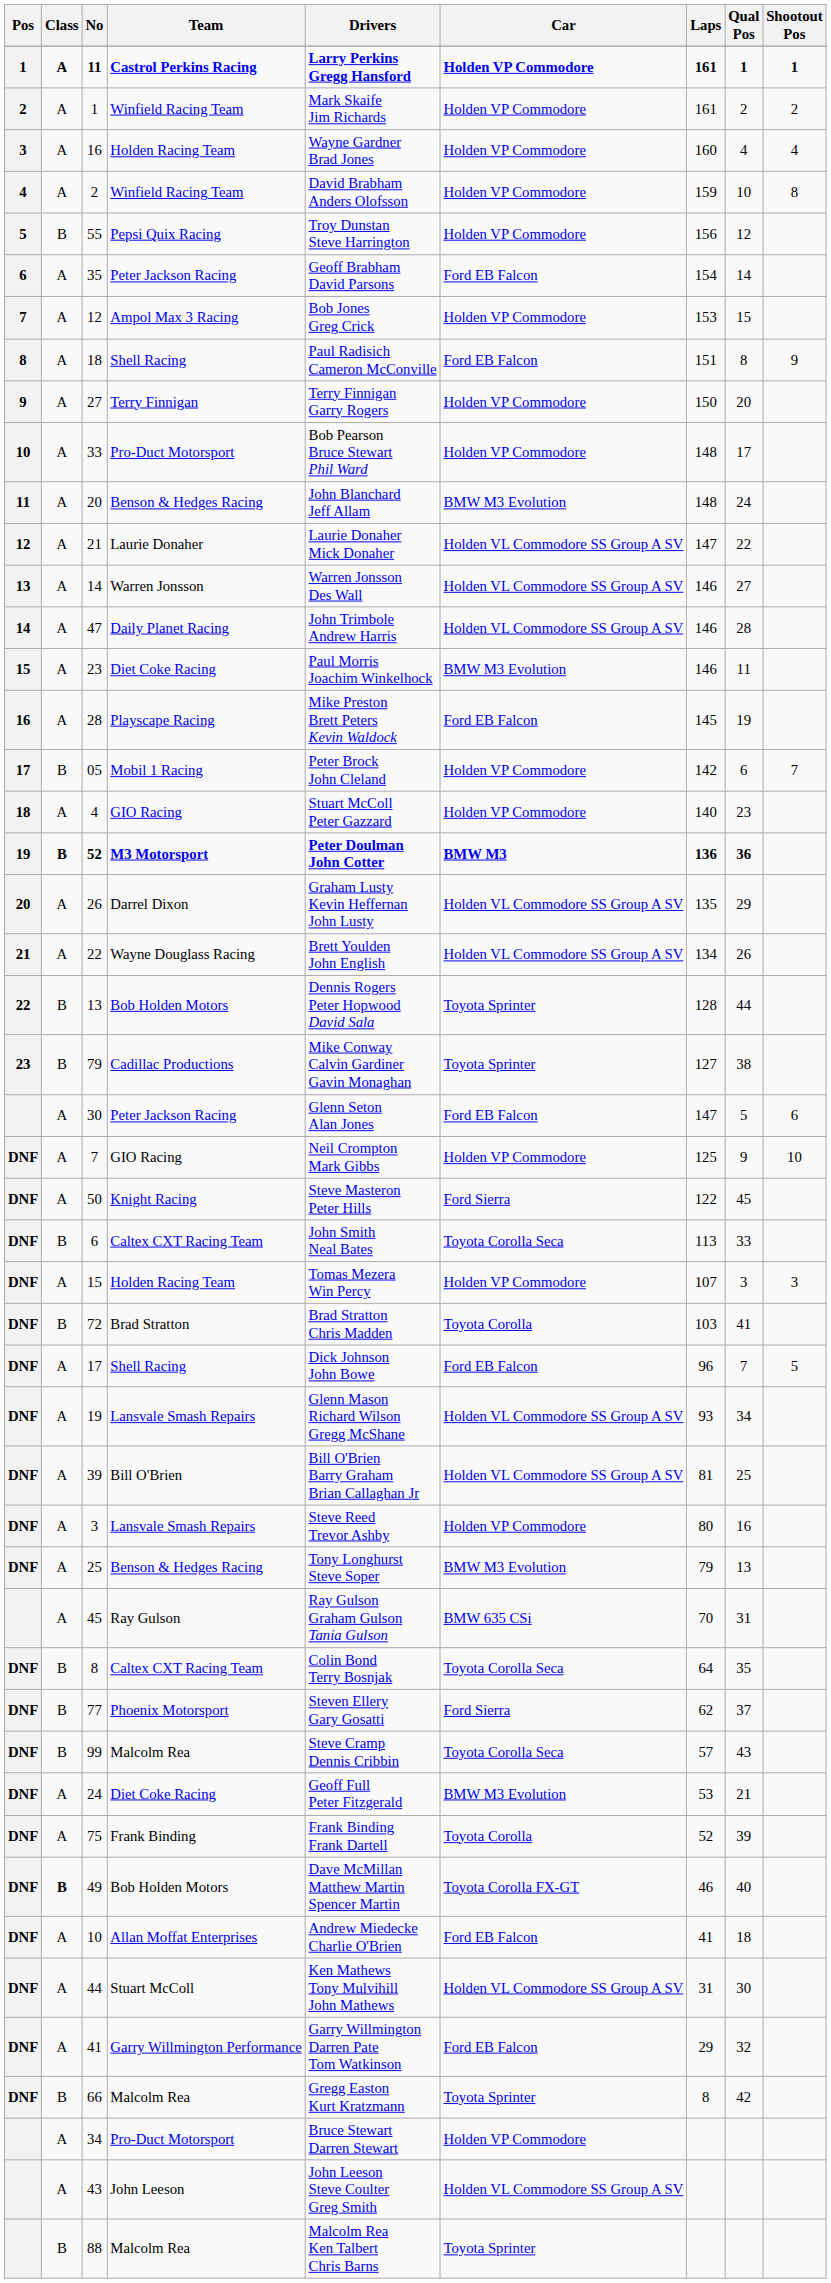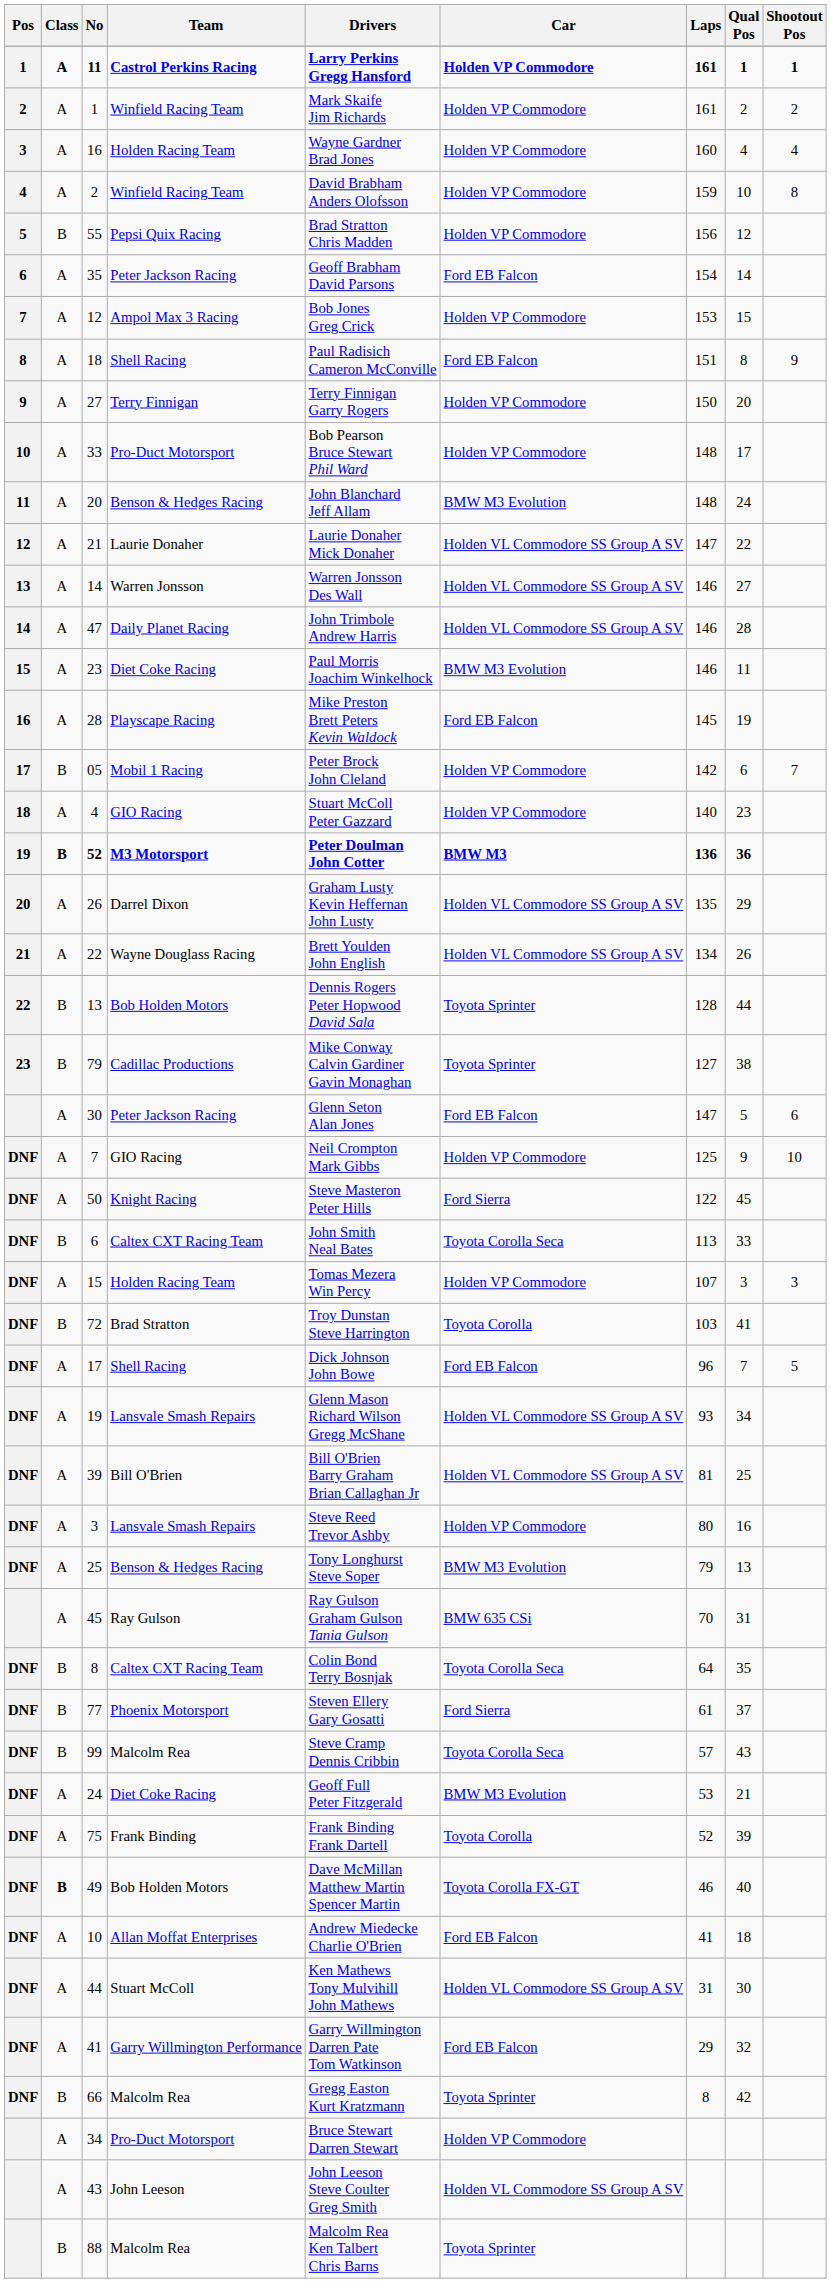(359, 234) Troy Dunstan Steve Harrington -> (351, 234) Brad Stratton Chris Madden
(351, 1324) Brad Stratton Chris Madden -> (359, 1324) Troy Dunstan Steve Harrington
(706, 1710) 62 -> (706, 1710) 61
